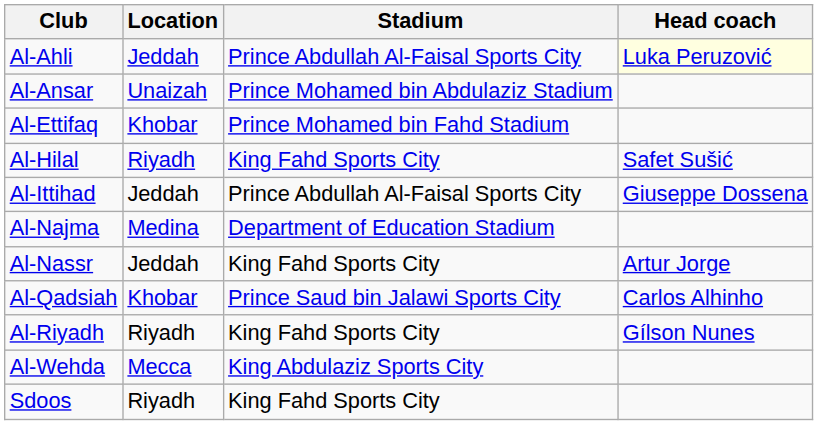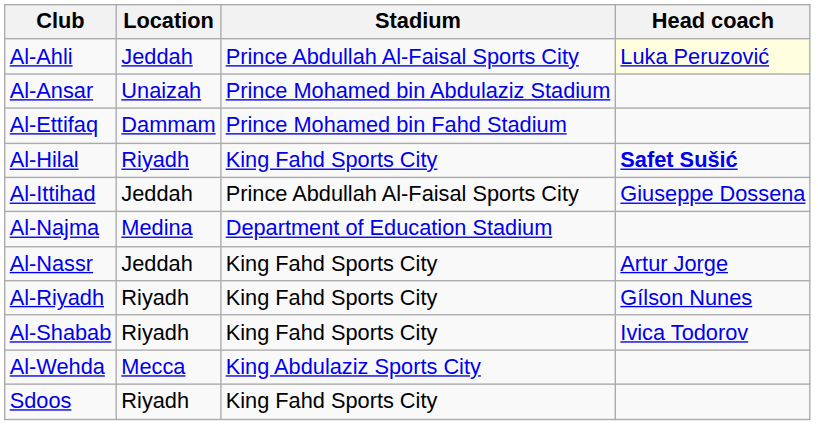(162, 125) Khobar -> (168, 125) Dammam
(678, 159) normal -> (679, 159) bold
- row: (64, 297)
+ row: (61, 332)
